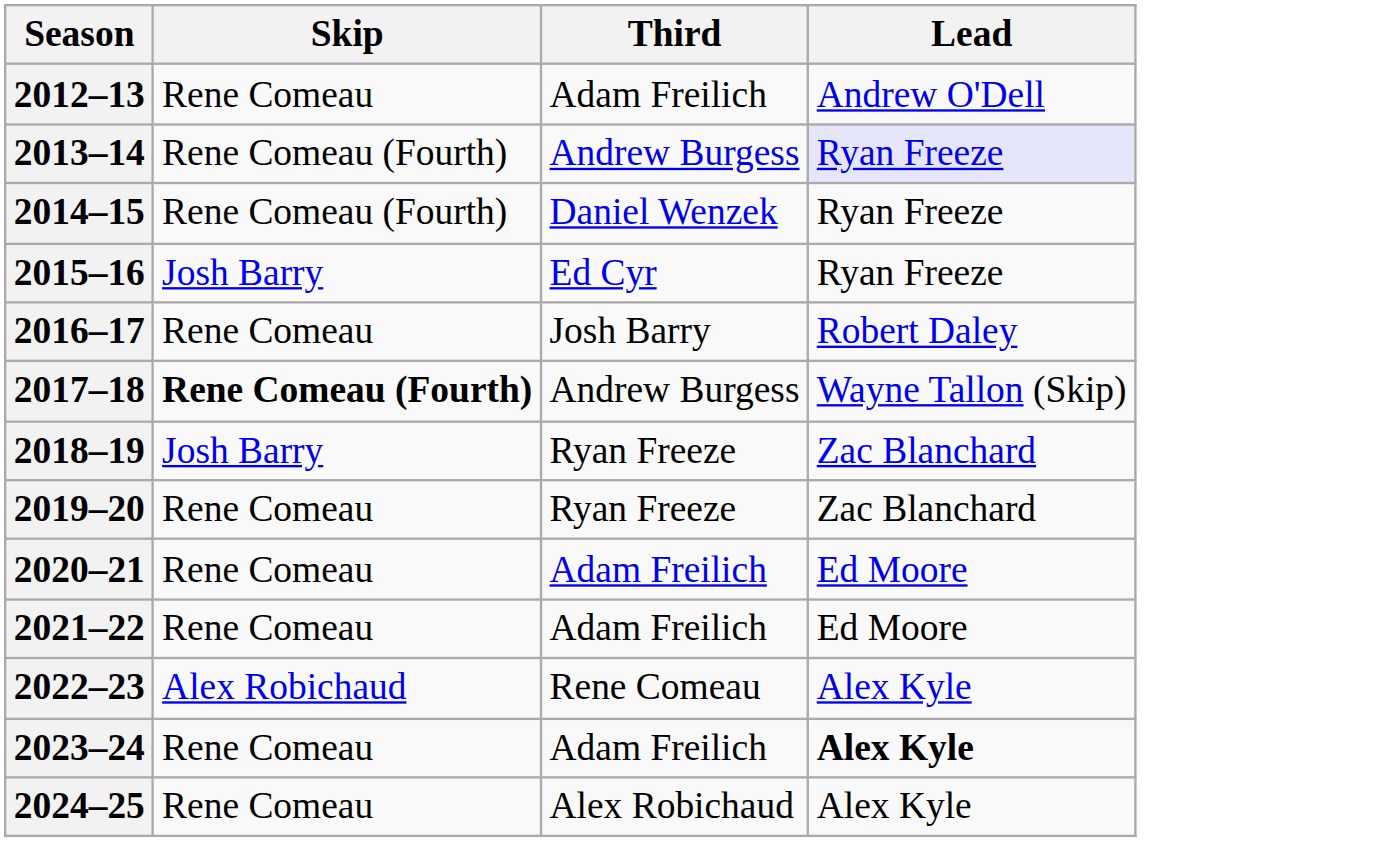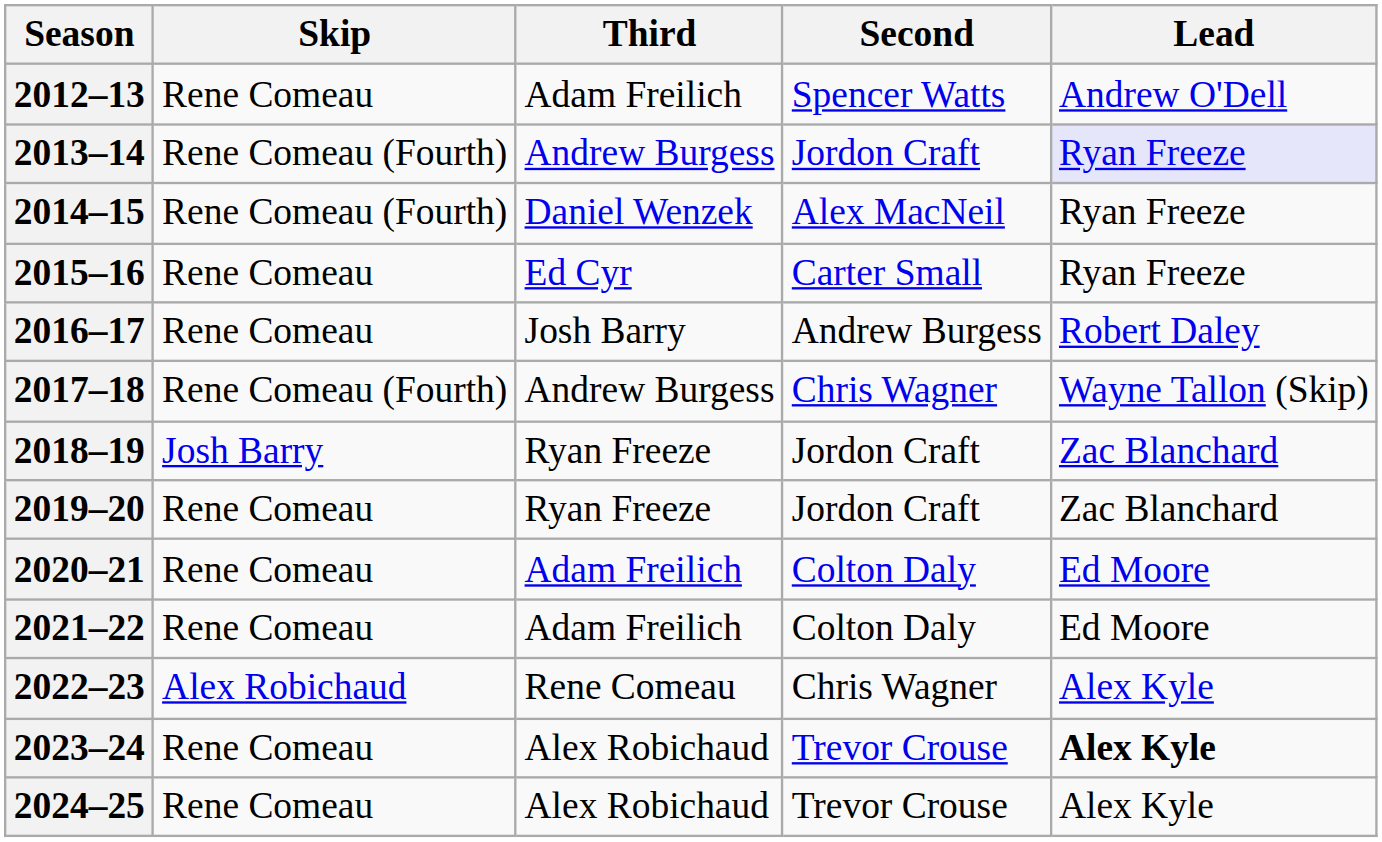+ column: (917, 34)
(243, 271) Josh Barry -> (268, 271) Rene Comeau
(347, 390) bold -> (335, 390) normal
(658, 746) Adam Freilich -> (647, 746) Alex Robichaud
